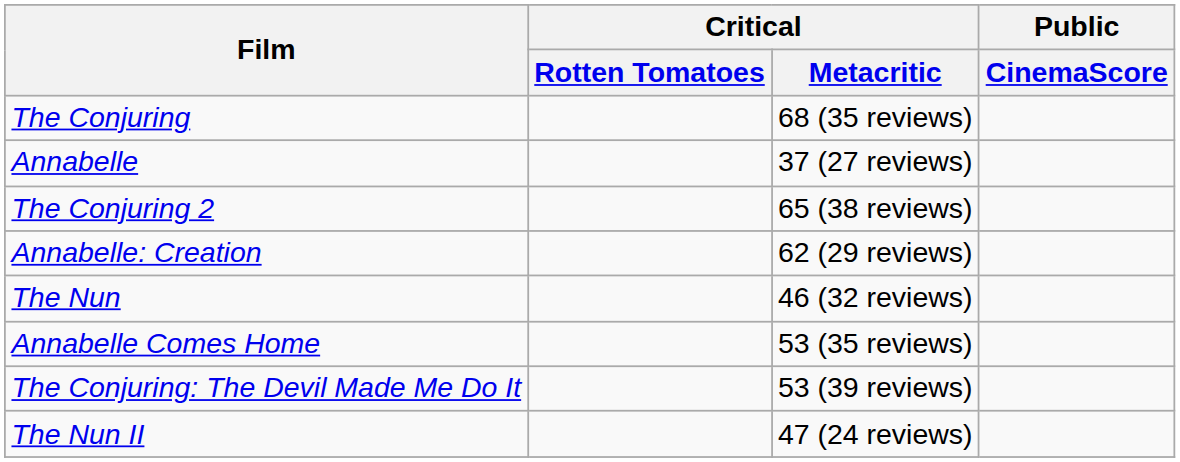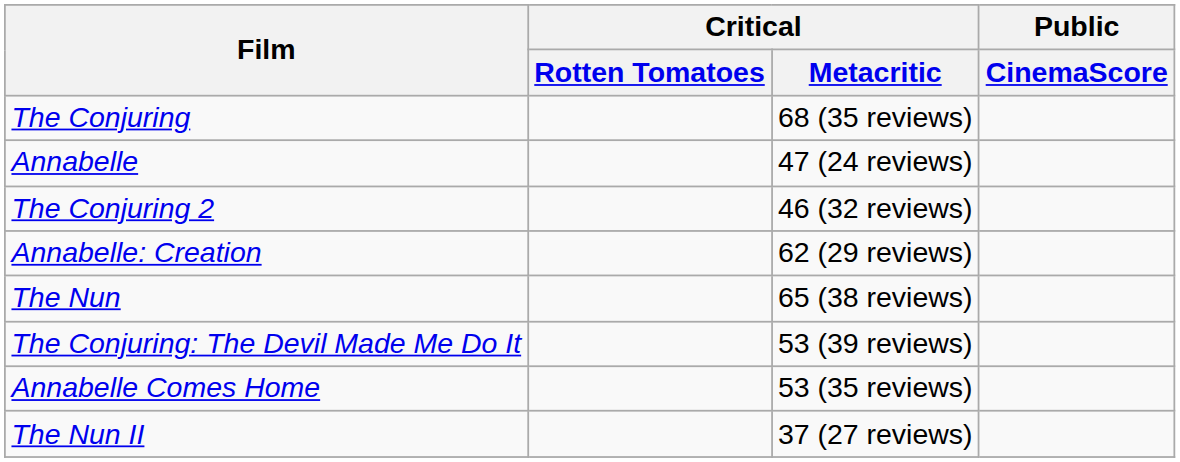(875, 162) 37 (27 reviews) -> (875, 162) 47 (24 reviews)
(875, 207) 65 (38 reviews) -> (875, 207) 46 (32 reviews)
(875, 298) 46 (32 reviews) -> (875, 298) 65 (38 reviews)
rows swapped: (166, 343) <-> (266, 388)
(875, 433) 47 (24 reviews) -> (875, 433) 37 (27 reviews)
